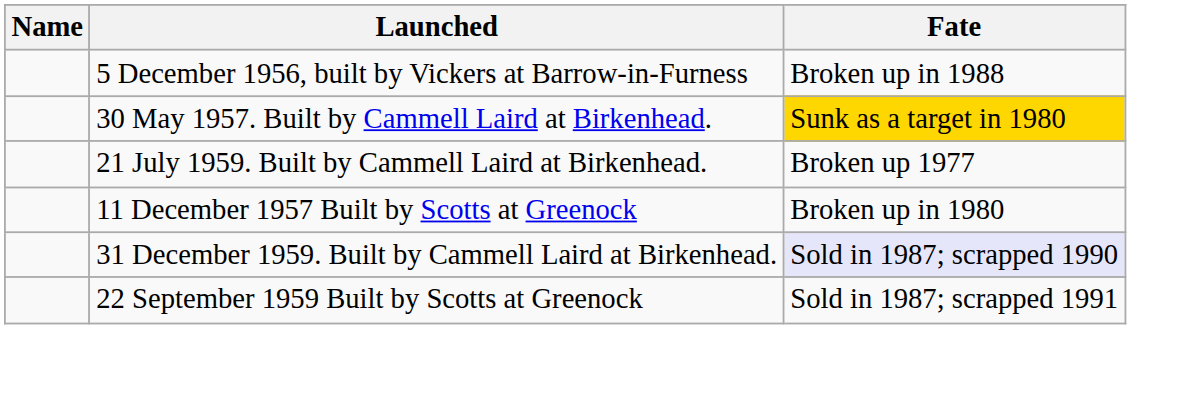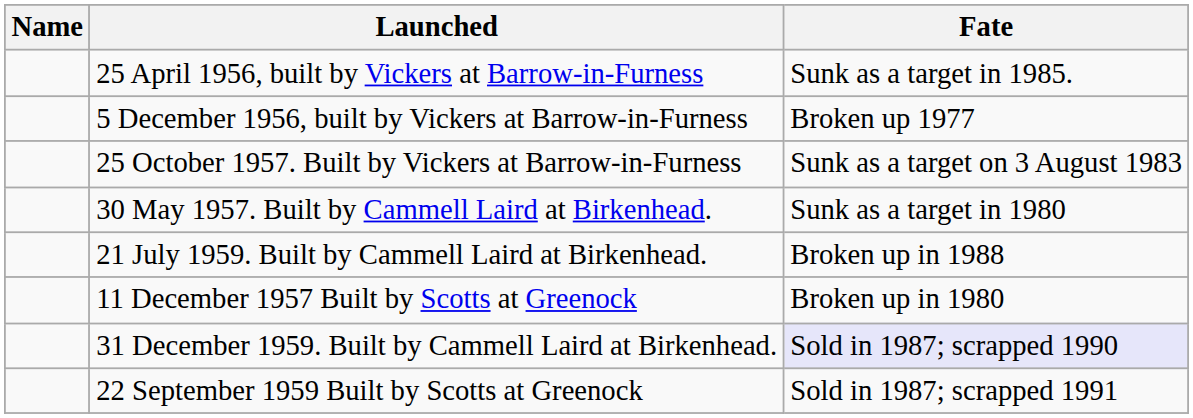+ row: (400, 72)
(897, 72) Broken up in 1988 -> (883, 118) Broken up 1977
+ row: (419, 163)
(928, 118) gold background -> (928, 208) no background
(883, 163) Broken up 1977 -> (897, 254) Broken up in 1988
